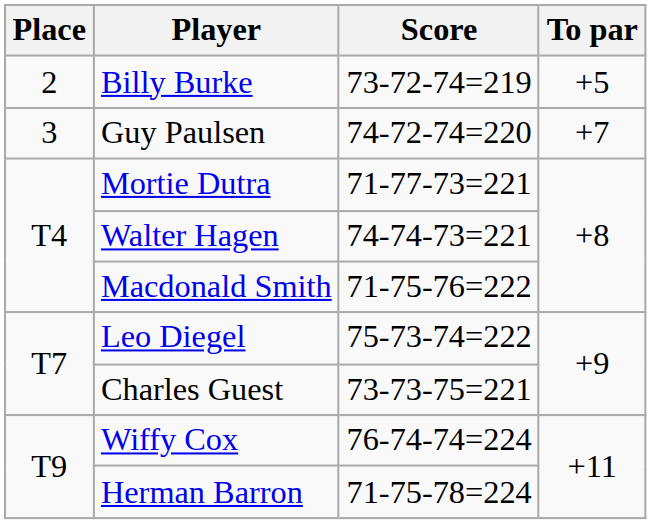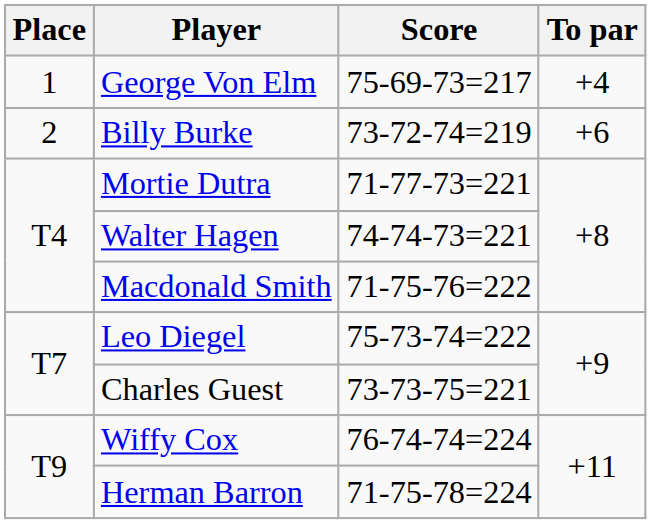+ row: (209, 81)
(592, 81) +5 -> (592, 132) +6
- row: (183, 132)
